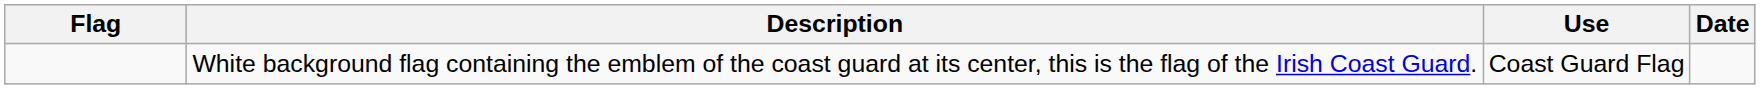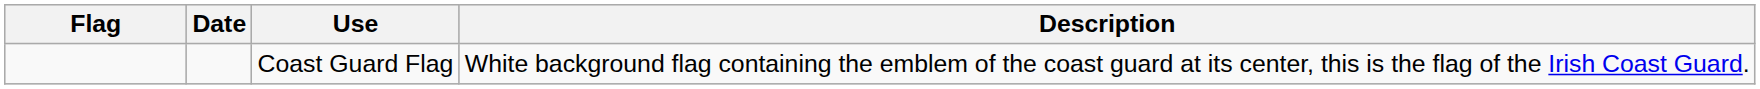columns swapped: (1723, 24) <-> (835, 24)
